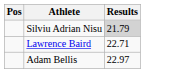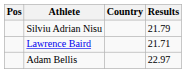+ column: (125, 12)
(118, 28) lightgrey background -> (159, 28) no background
(118, 44) 22.71 -> (159, 44) 21.71
